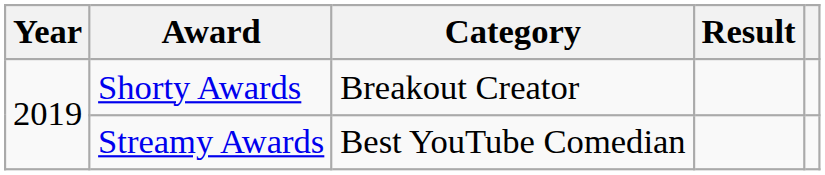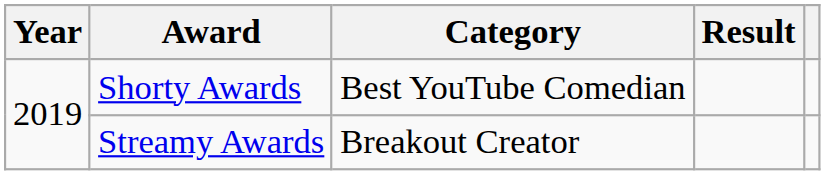(460, 86) Breakout Creator -> (513, 86) Best YouTube Comedian
(513, 141) Best YouTube Comedian -> (460, 141) Breakout Creator
